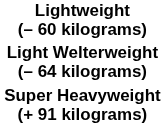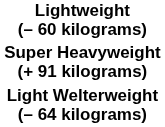rows swapped: (82, 62) <-> (82, 105)
